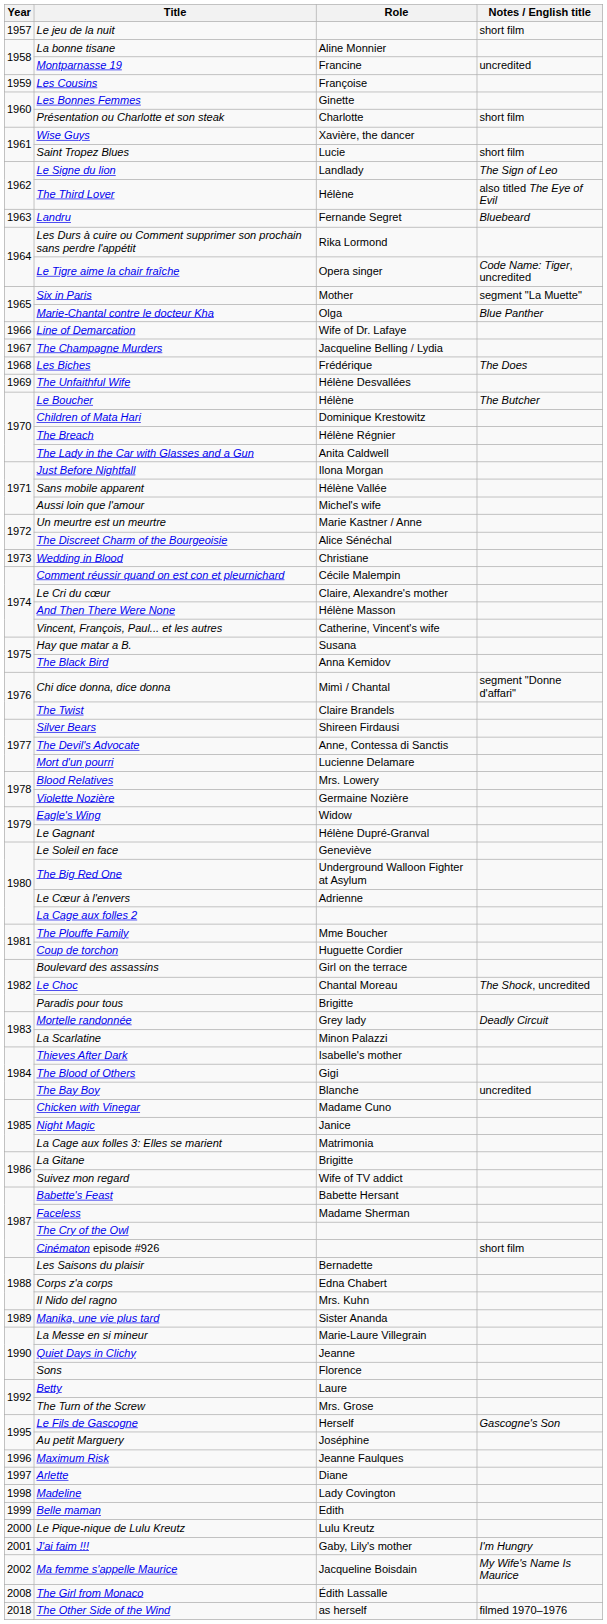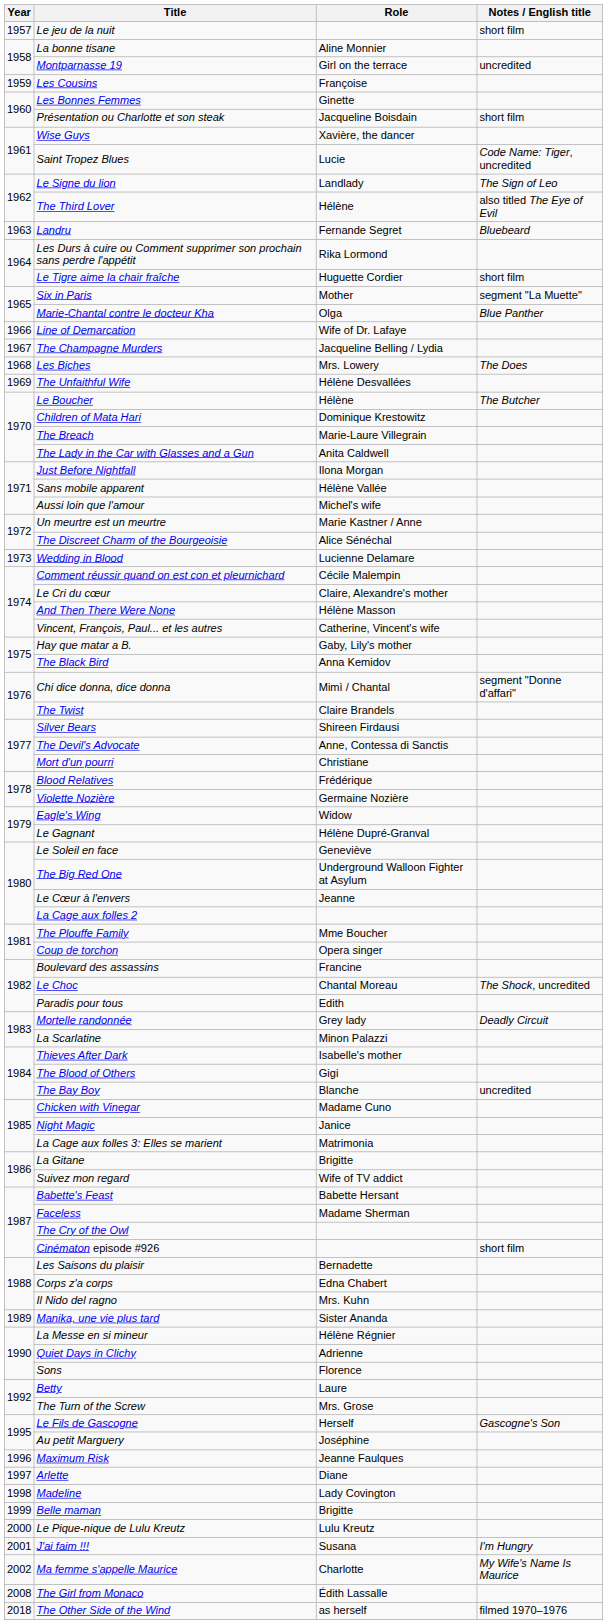(340, 65) Francine -> (363, 65) Girl on the terrace
(341, 118) Charlotte -> (368, 118) Jacqueline Boisdain
(502, 153) short film -> (526, 159) Code Name: Tiger, uncredited
(351, 271) Opera singer -> (361, 278) Huguette Cordier
(526, 271) Code Name: Tiger, uncredited -> (502, 278) short film
(345, 365) Frédérique -> (349, 365) Mrs. Lowery
(357, 435) Hélène Régnier -> (373, 435) Marie-Laure Villegrain
(344, 558) Christiane -> (367, 558) Lucienne Delamare
(337, 645) Susana -> (365, 645) Gaby, Lily's mother
(367, 763) Lucienne Delamare -> (344, 763) Christiane
(349, 780) Mrs. Lowery -> (345, 780) Frédérique
(341, 898) Adrienne -> (337, 898) Jeanne
(361, 950) Huguette Cordier -> (351, 950) Opera singer
(363, 968) Girl on the terrace -> (340, 968) Francine
(336, 1003) Brigitte -> (331, 1003) Edith
(373, 1335) Marie-Laure Villegrain -> (357, 1335) Hélène Régnier
(337, 1353) Jeanne -> (341, 1353) Adrienne
(331, 1511) Edith -> (336, 1511) Brigitte
(365, 1546) Gaby, Lily's mother -> (337, 1546) Susana
(368, 1569) Jacqueline Boisdain -> (341, 1569) Charlotte
